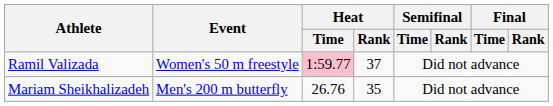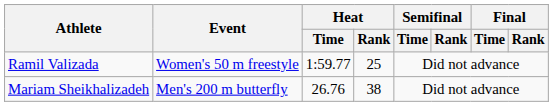(328, 64) pink background -> (328, 64) no background
(374, 64) 37 -> (374, 64) 25
(374, 89) 35 -> (374, 89) 38
